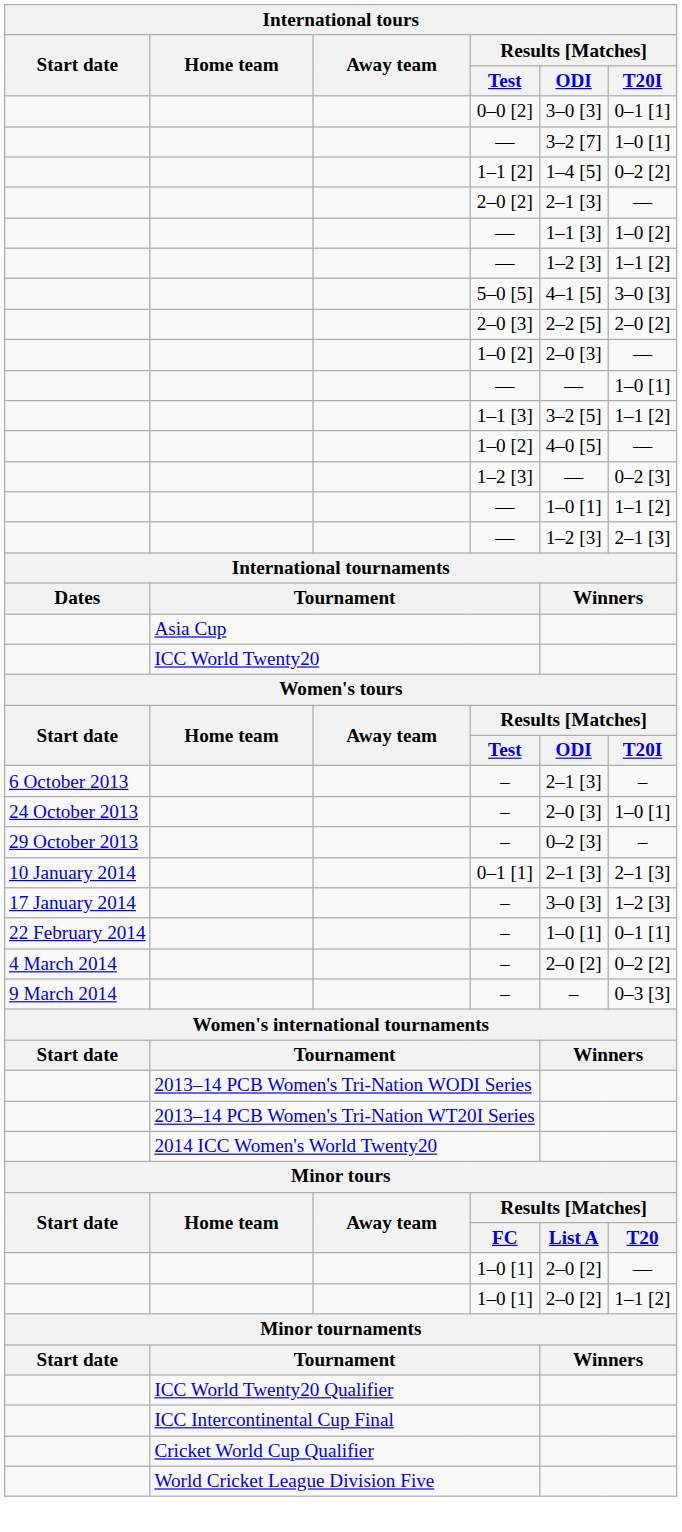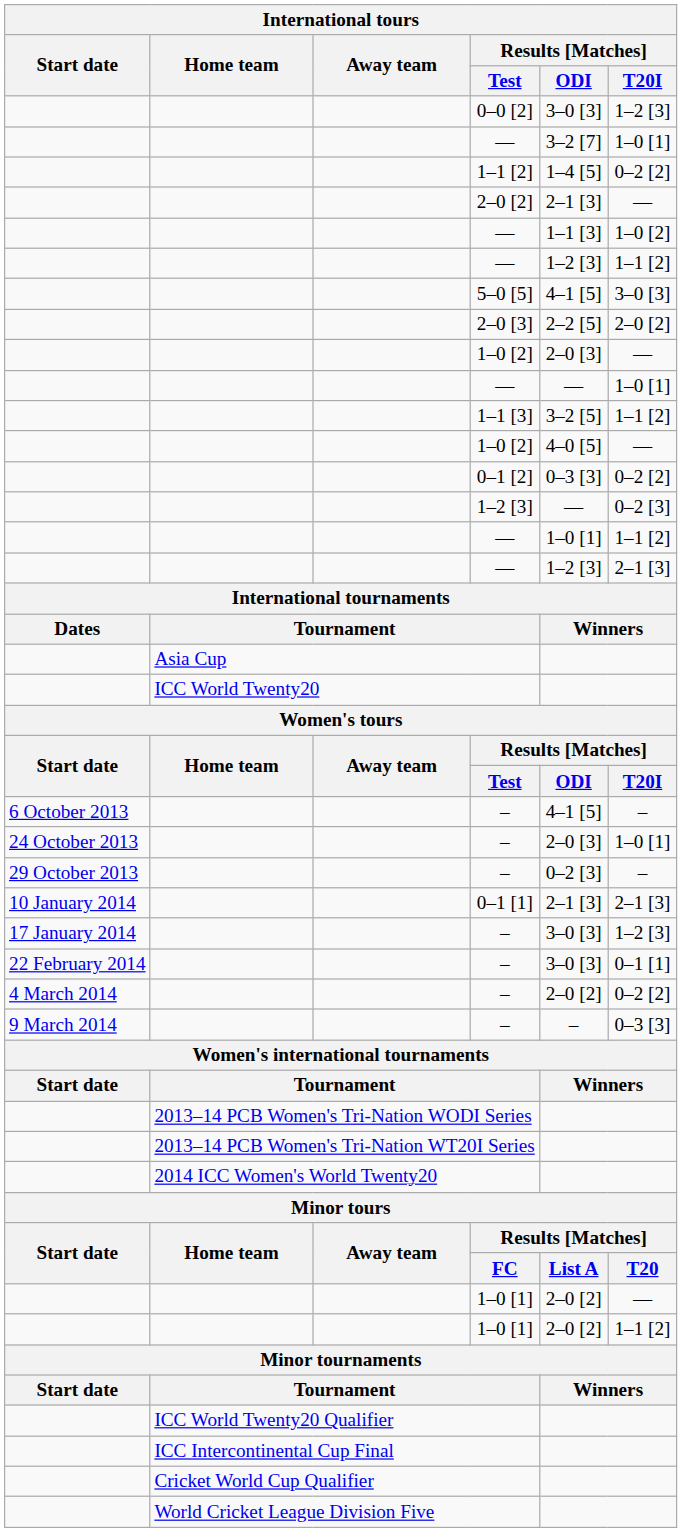(643, 111) 0–1 [1] -> (643, 111) 1–2 [3]
+ row: (77, 477)
(574, 780) 2–1 [3] -> (574, 811) 4–1 [5]
(574, 933) 1–0 [1] -> (574, 963) 3–0 [3]
